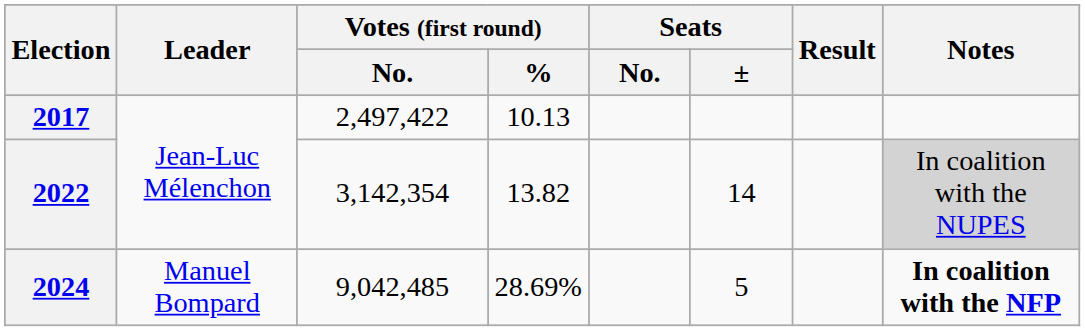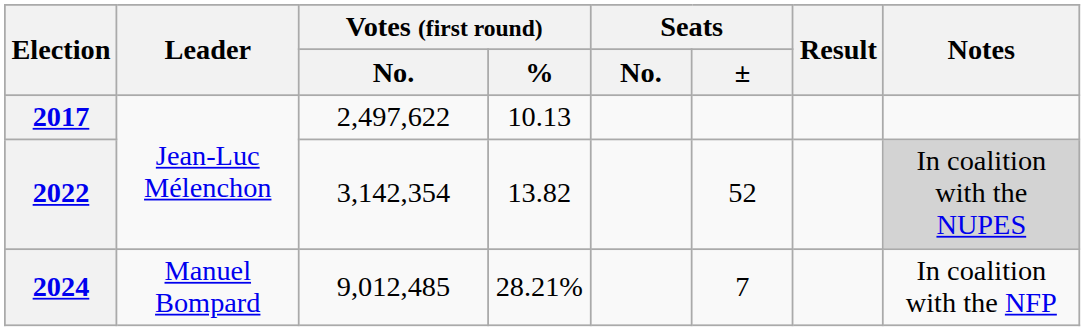(392, 116) 2,497,422 -> (394, 116) 2,497,622
(741, 193) 14 -> (742, 193) 52
(392, 286) 9,042,485 -> (394, 286) 9,012,485
(538, 286) 28.69% -> (539, 286) 28.21%
(741, 286) 5 -> (742, 286) 7
(981, 286) bold -> (981, 286) normal
